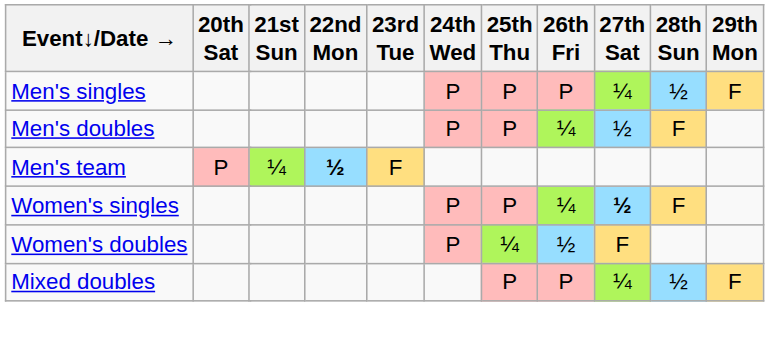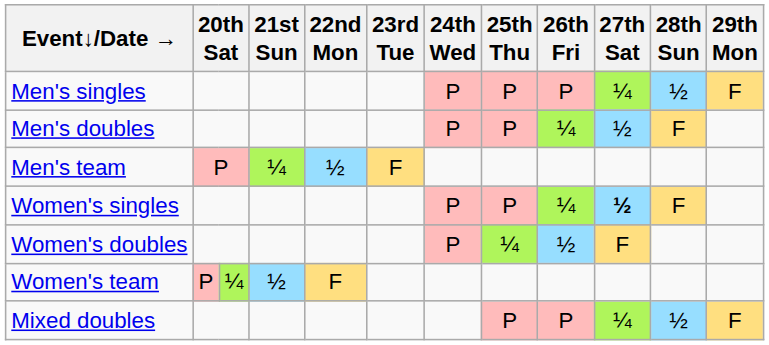(335, 167) bold -> (335, 167) normal
+ row: (85, 282)
